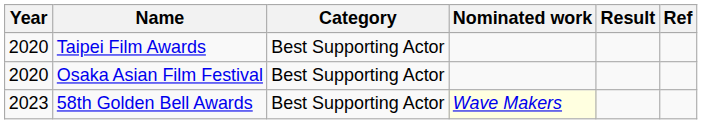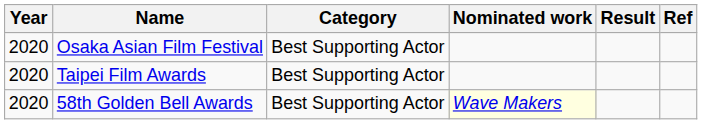rows swapped: (160, 75) <-> (131, 47)
(29, 103) 2023 -> (29, 103) 2020
